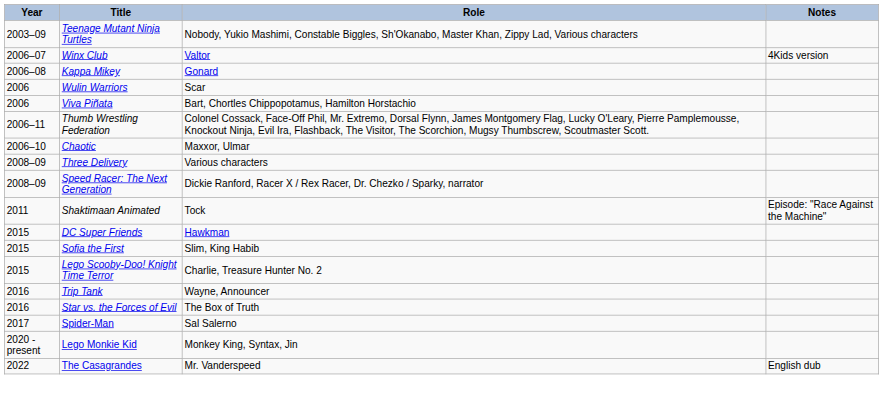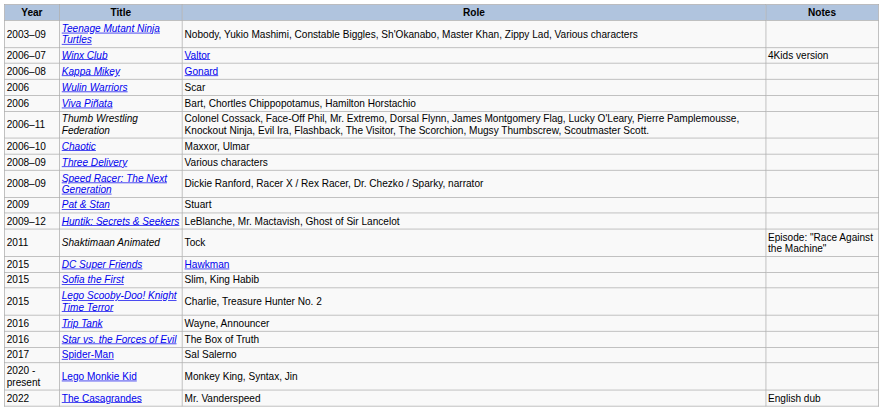+ row: (86, 206)
+ row: (121, 221)
